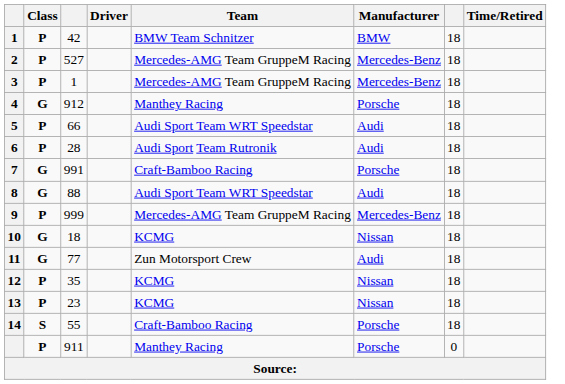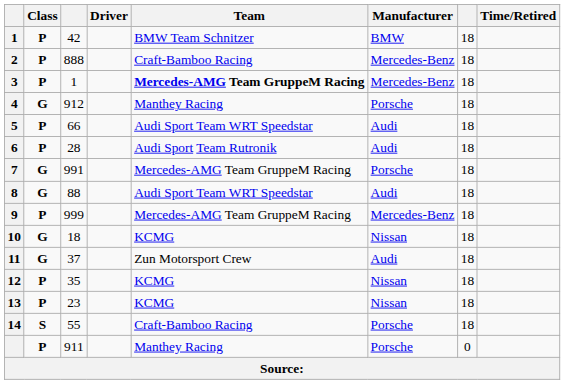(74, 59) 527 -> (74, 59) 888
(242, 59) Mercedes-AMG Team GruppeM Racing -> (193, 59) Craft-Bamboo Racing
(242, 81) normal -> (249, 81) bold
(193, 170) Craft-Bamboo Racing -> (242, 170) Mercedes-AMG Team GruppeM Racing
(74, 258) 77 -> (74, 258) 37
